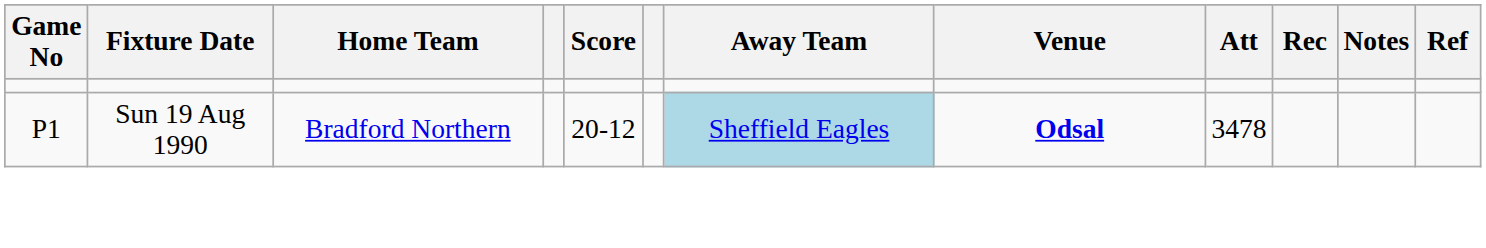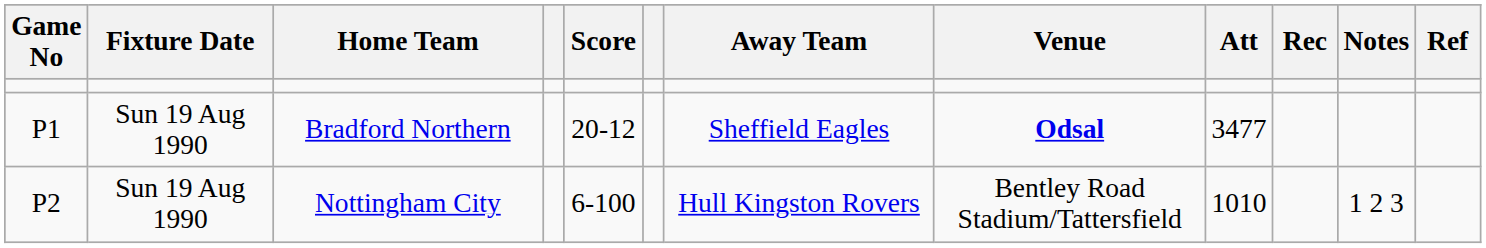(799, 129) lightblue background -> (799, 129) no background
(1239, 129) 3478 -> (1239, 129) 3477
+ row: (408, 203)
